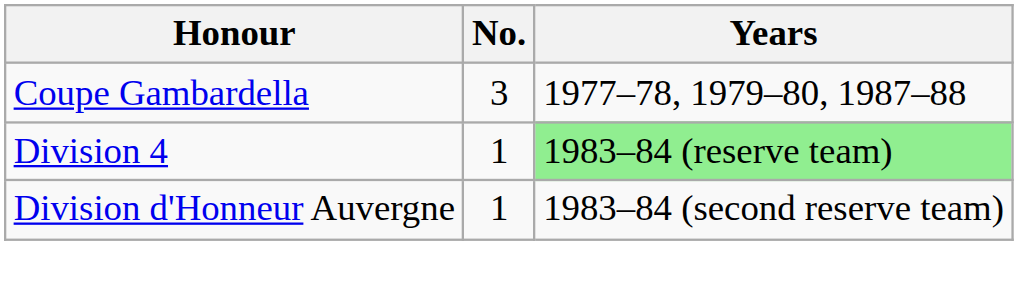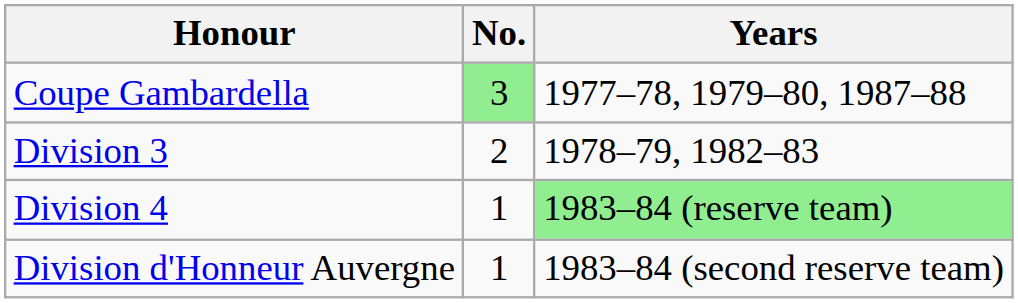(499, 92) no background -> (499, 92) lightgreen background
+ row: (91, 150)
